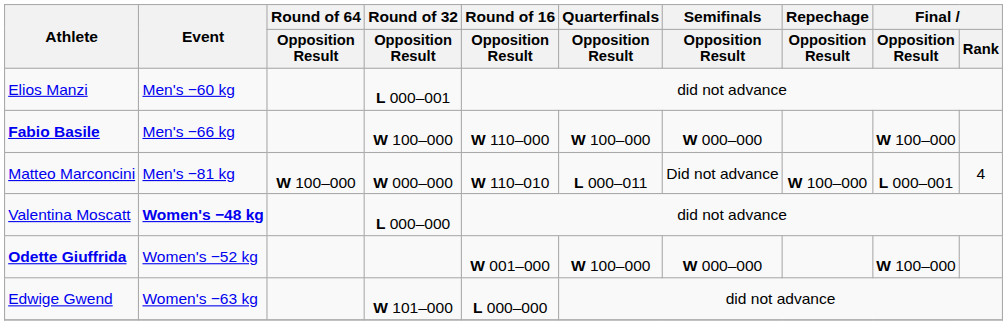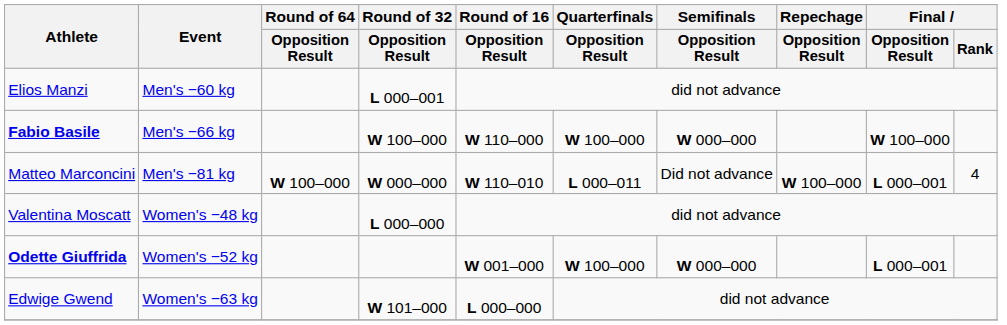(203, 215) bold -> (200, 215) normal
(916, 266) W 100–000 -> (910, 266) L 000–001
